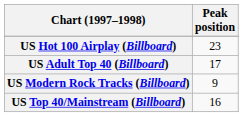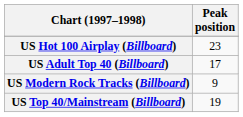(215, 102) 16 -> (215, 102) 19
